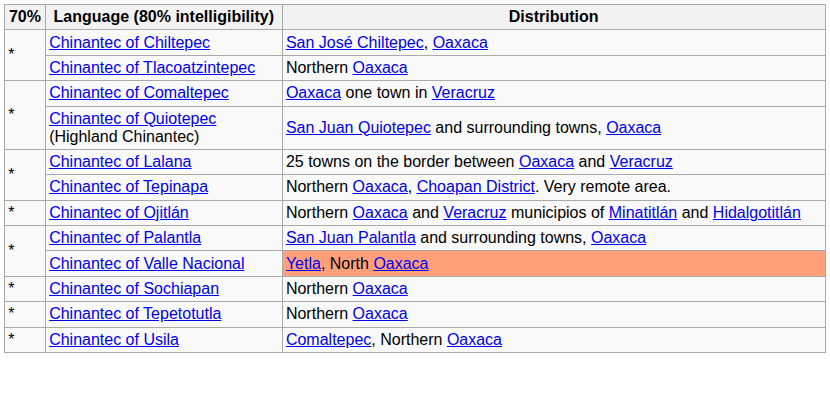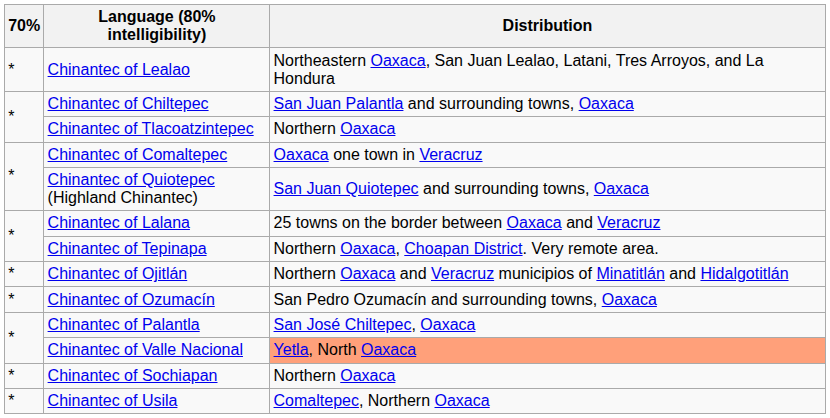+ row: (119, 69)
(387, 42) San José Chiltepec, Oaxaca -> (454, 103) San Juan Palantla and surrounding towns, Oaxaca
+ row: (131, 299)
(466, 238) San Juan Palantla and surrounding towns, Oaxaca -> (374, 324) San José Chiltepec, Oaxaca
- row: (135, 314)
